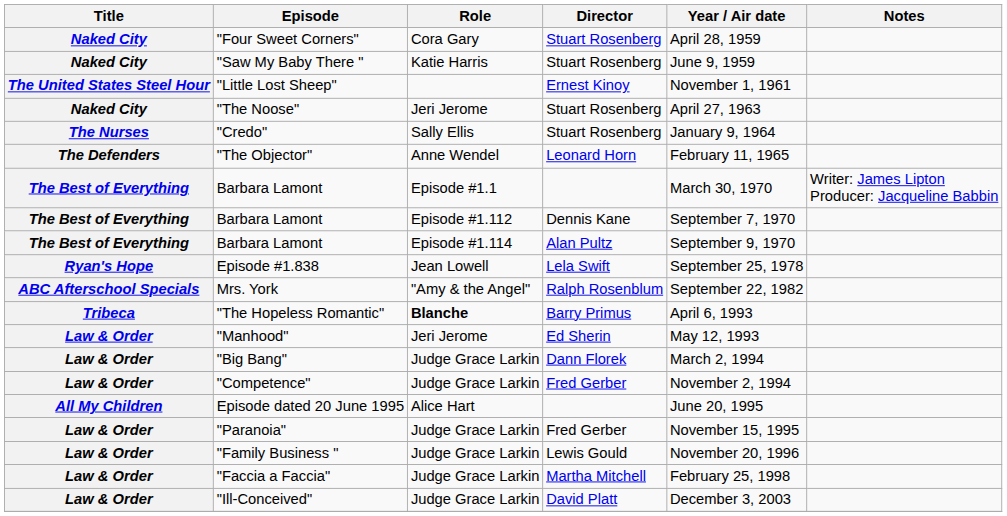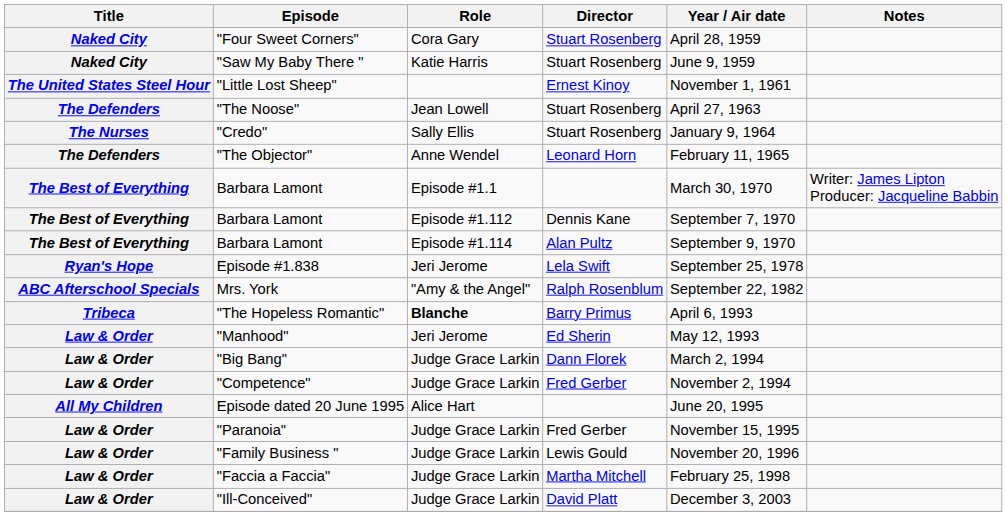(109, 109) Naked City -> (109, 109) The Defenders
(449, 109) Jeri Jerome -> (450, 109) Jean Lowell
(450, 266) Jean Lowell -> (449, 266) Jeri Jerome
